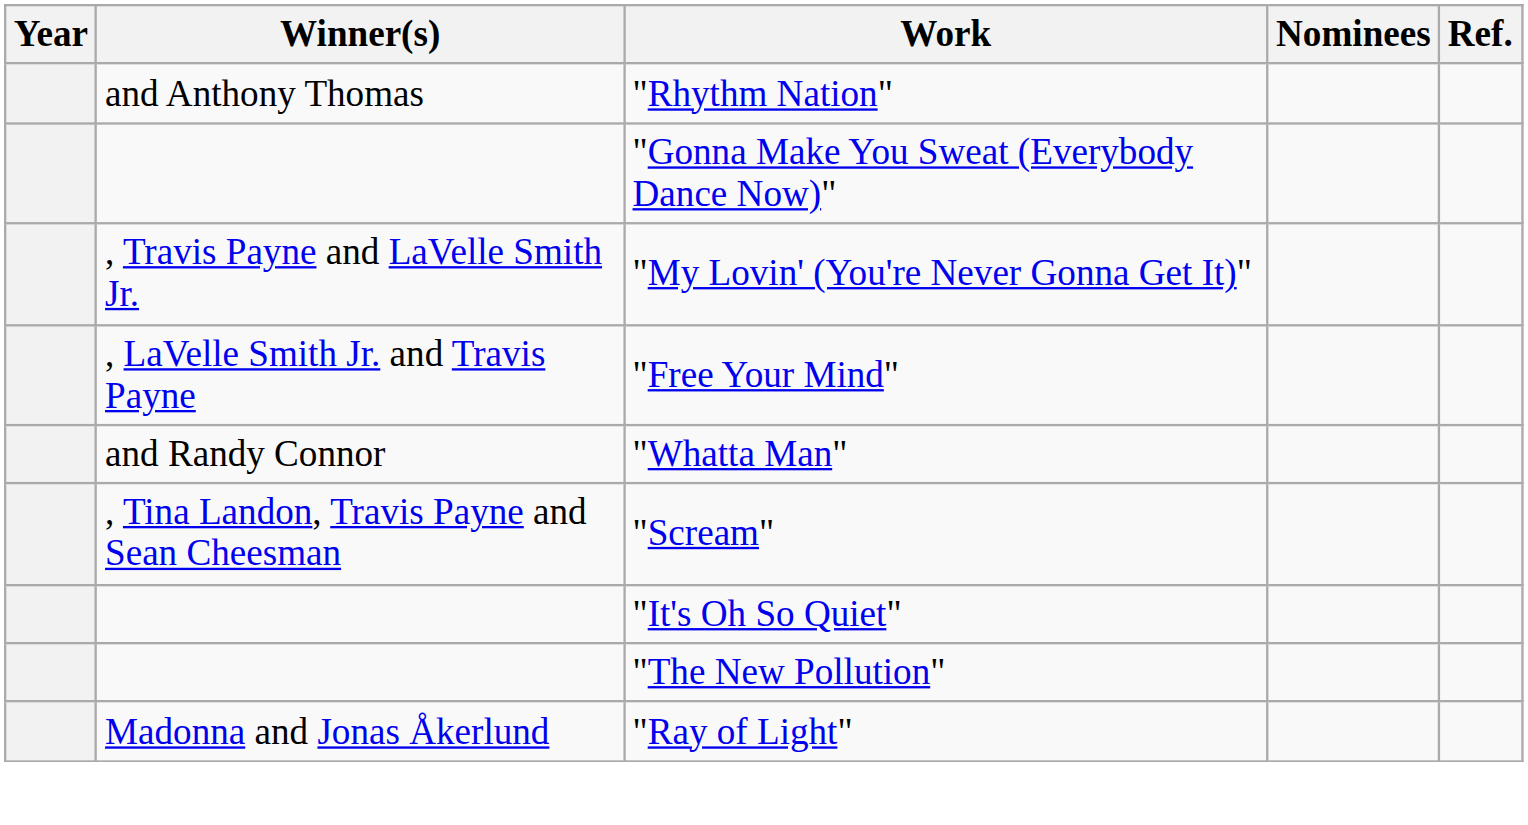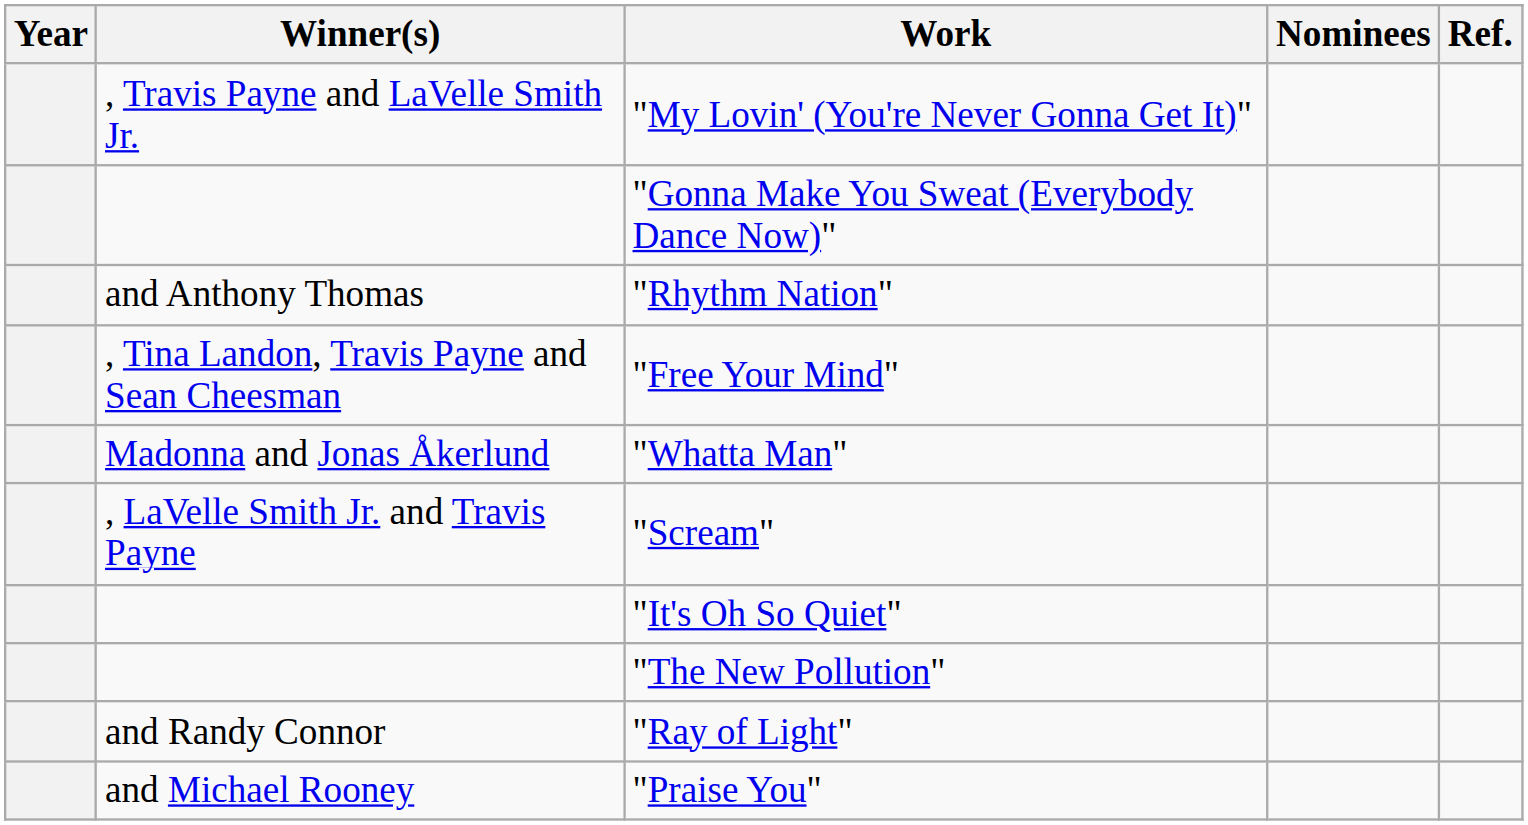rows swapped: (763, 92) <-> (942, 273)
(325, 373) , LaVelle Smith Jr. and Travis Payne -> (346, 373) , Tina Landon, Travis Payne and Sean Cheesman
(245, 453) and Randy Connor -> (327, 453) Madonna and Jonas Åkerlund
(346, 533) , Tina Landon, Travis Payne and Sean Cheesman -> (325, 533) , LaVelle Smith Jr. and Travis Payne
(327, 730) Madonna and Jonas Åkerlund -> (245, 730) and Randy Connor
+ row: (727, 789)
